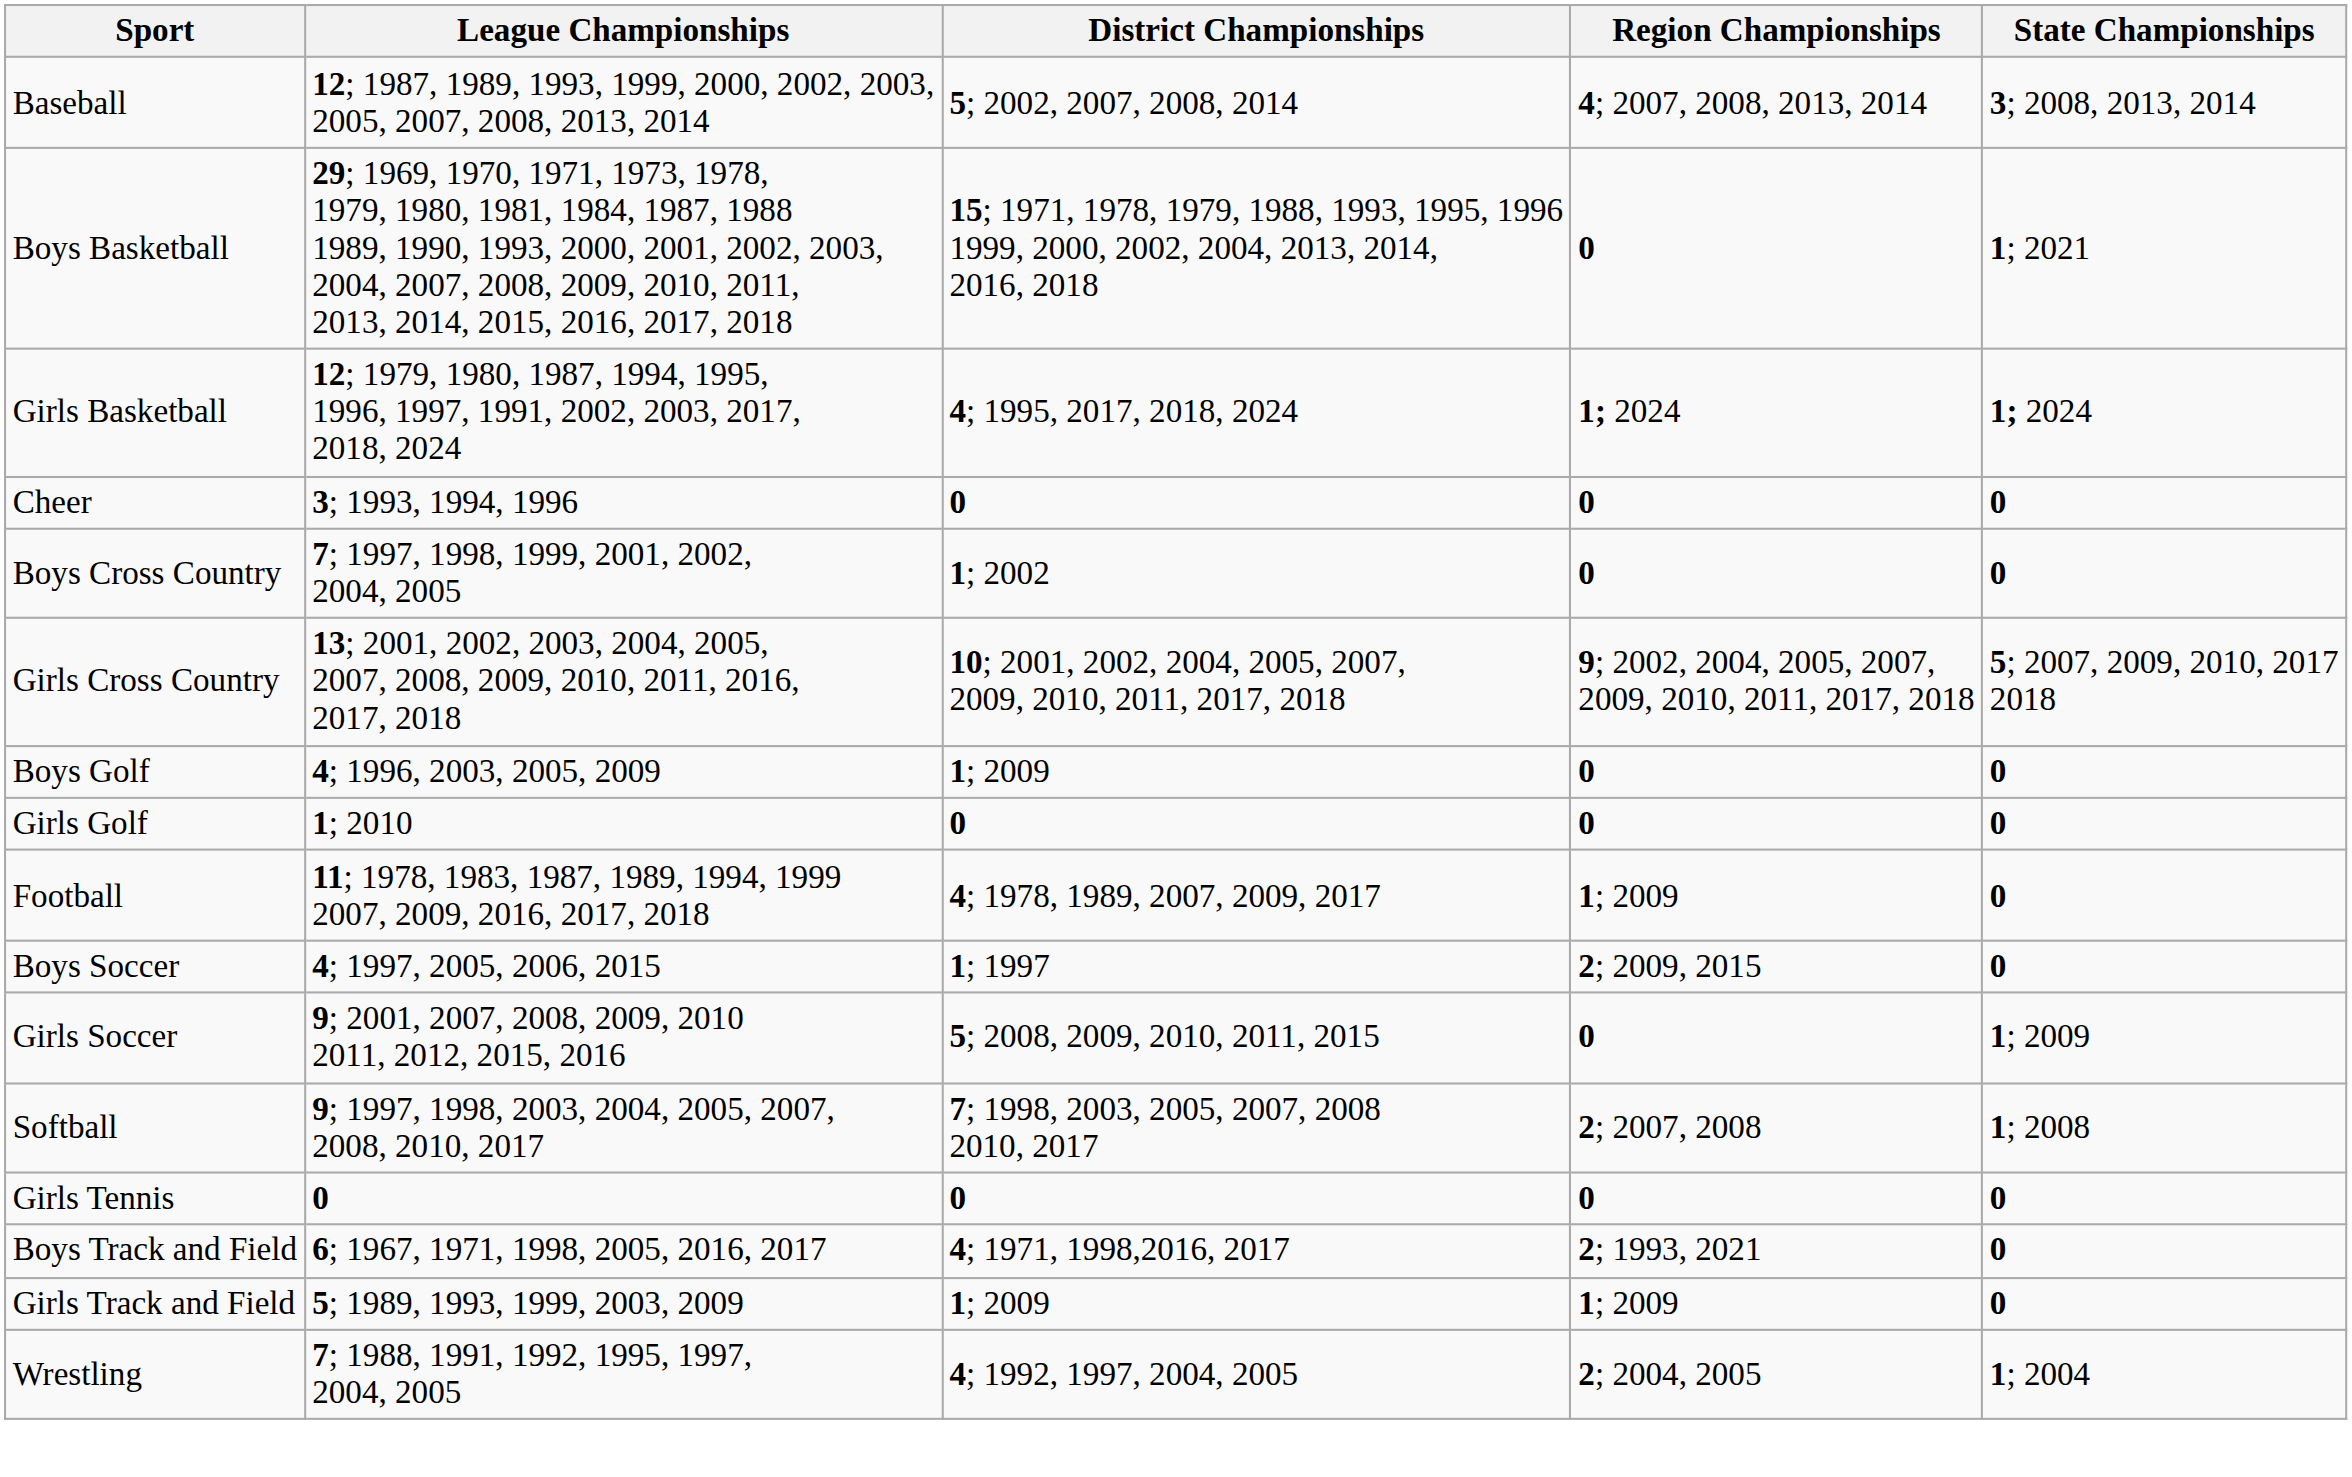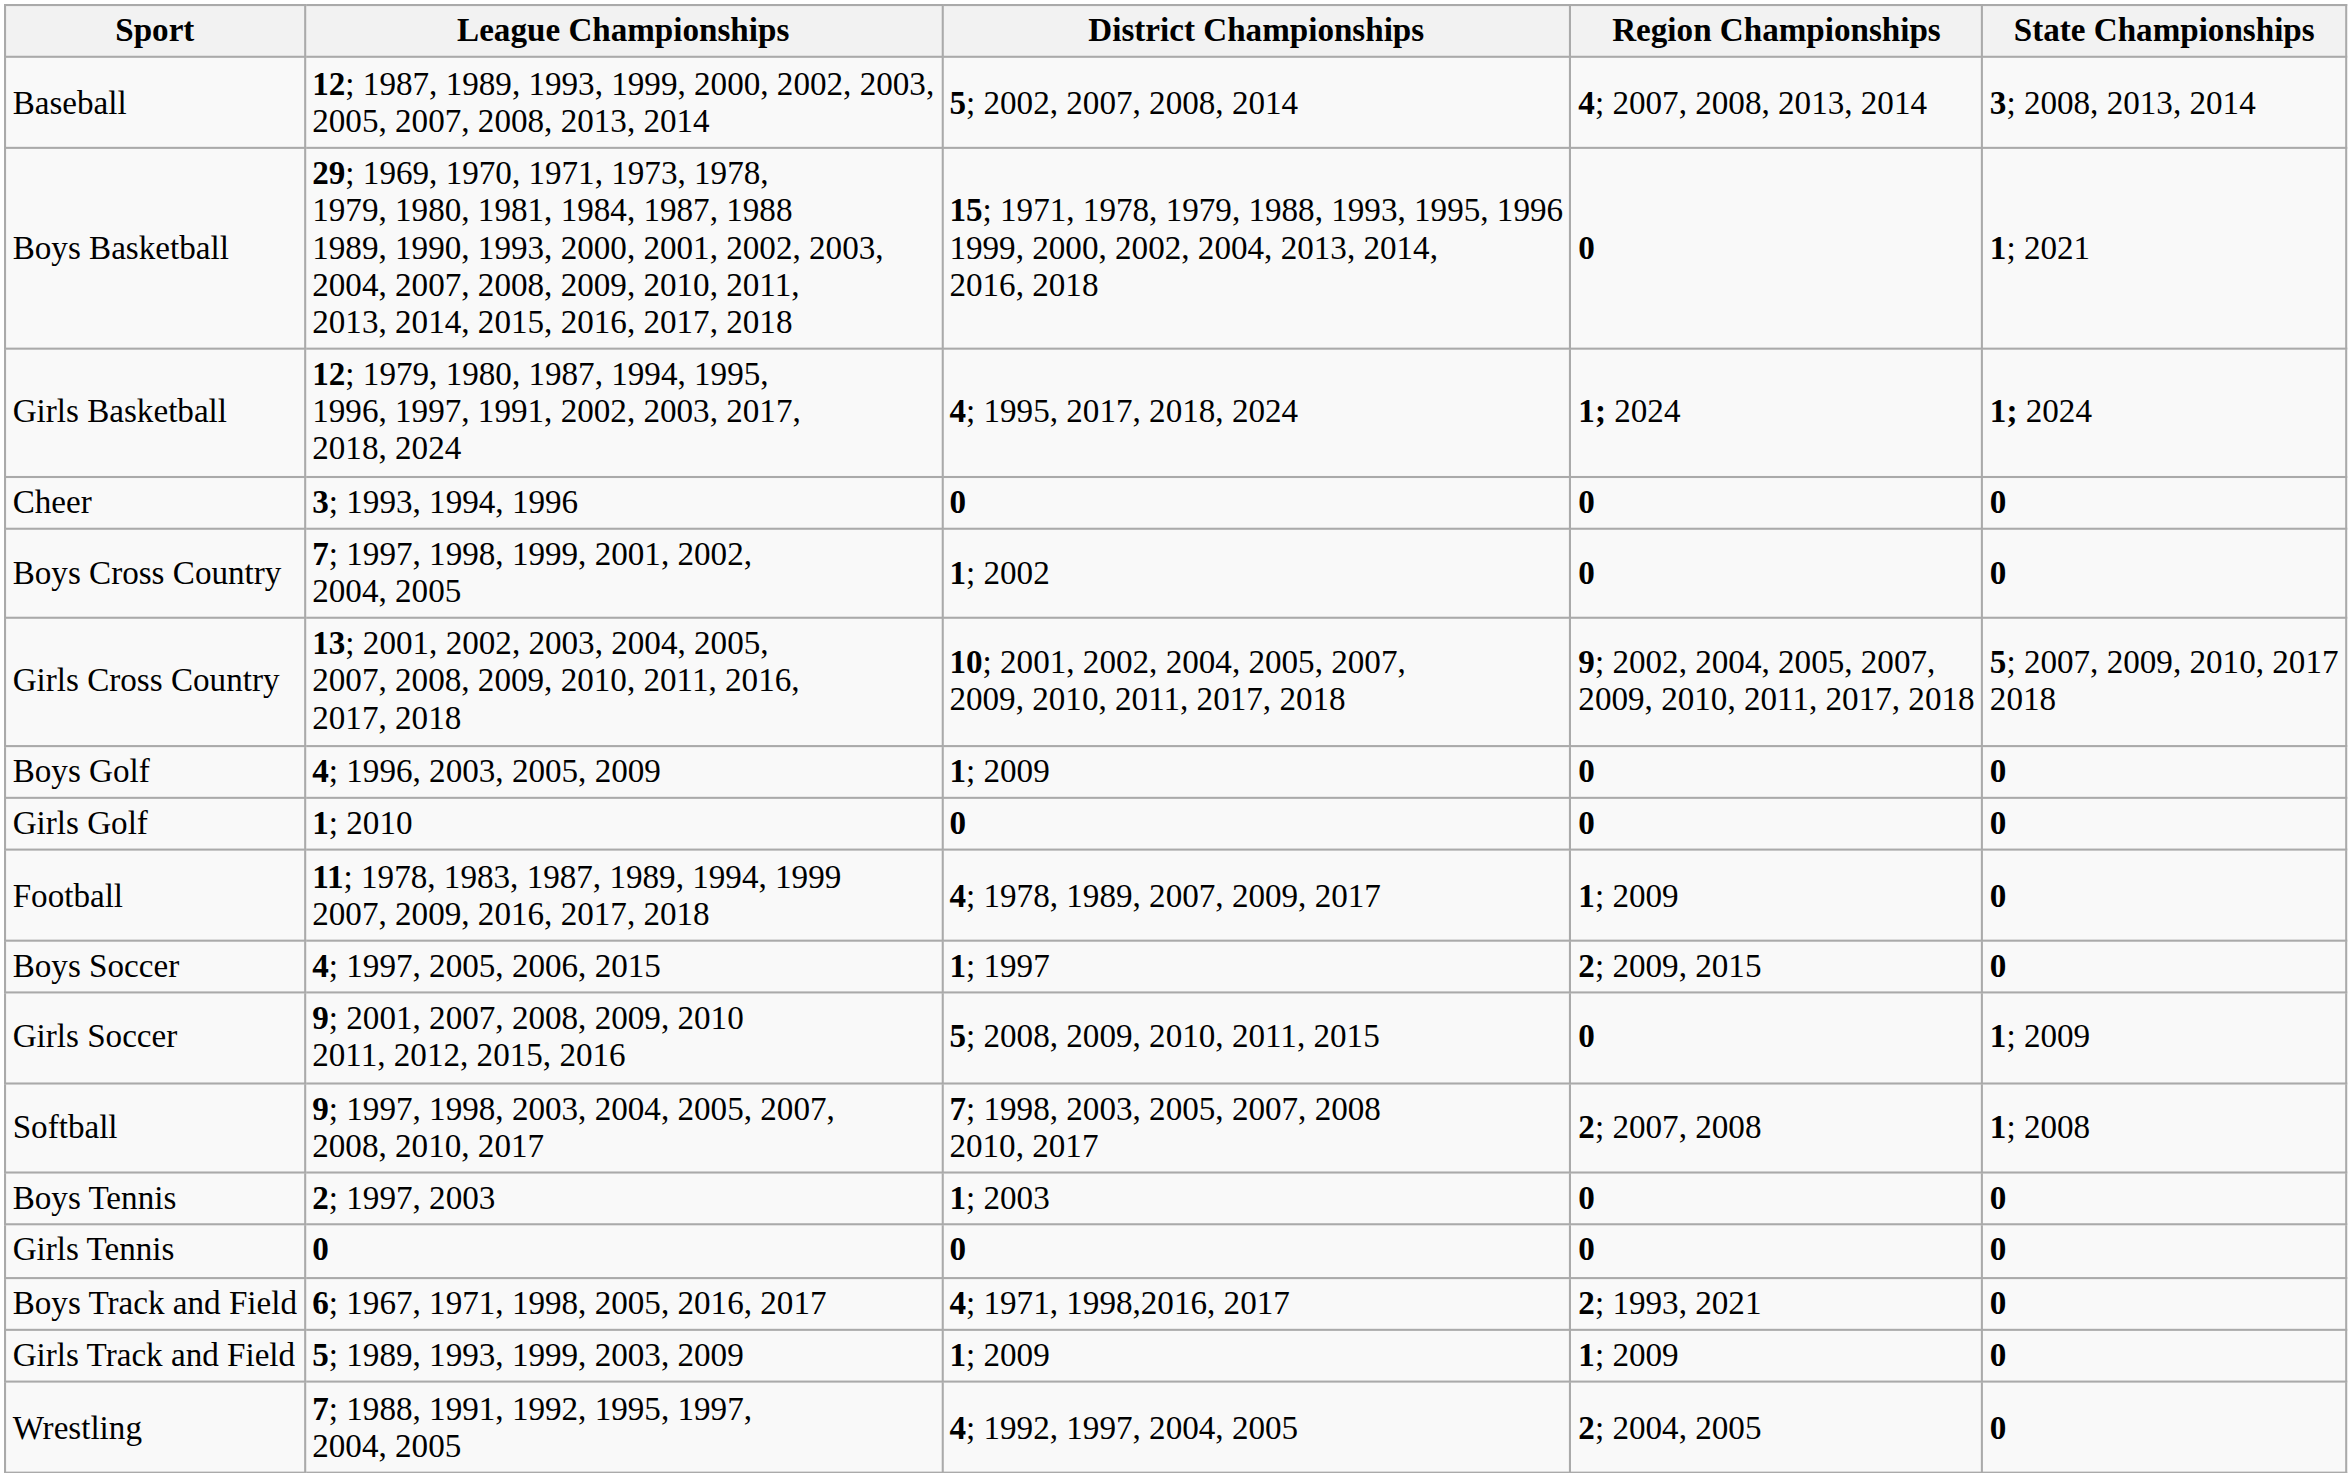+ row: (94, 1197)
(2040, 1374) 1; 2004 -> (1998, 1426) 0
